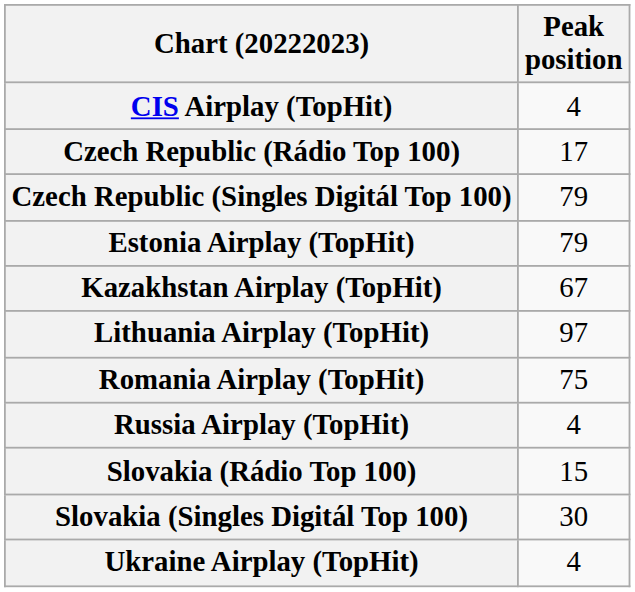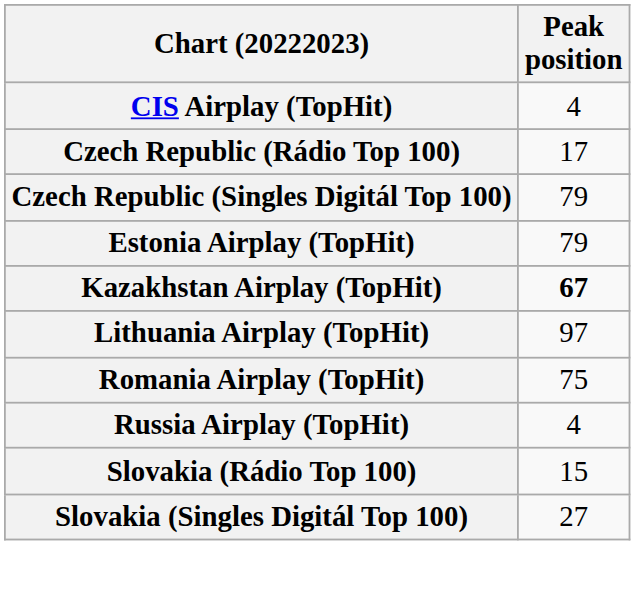(574, 288) normal -> (574, 288) bold
(574, 516) 30 -> (574, 516) 27
- row: (262, 562)
